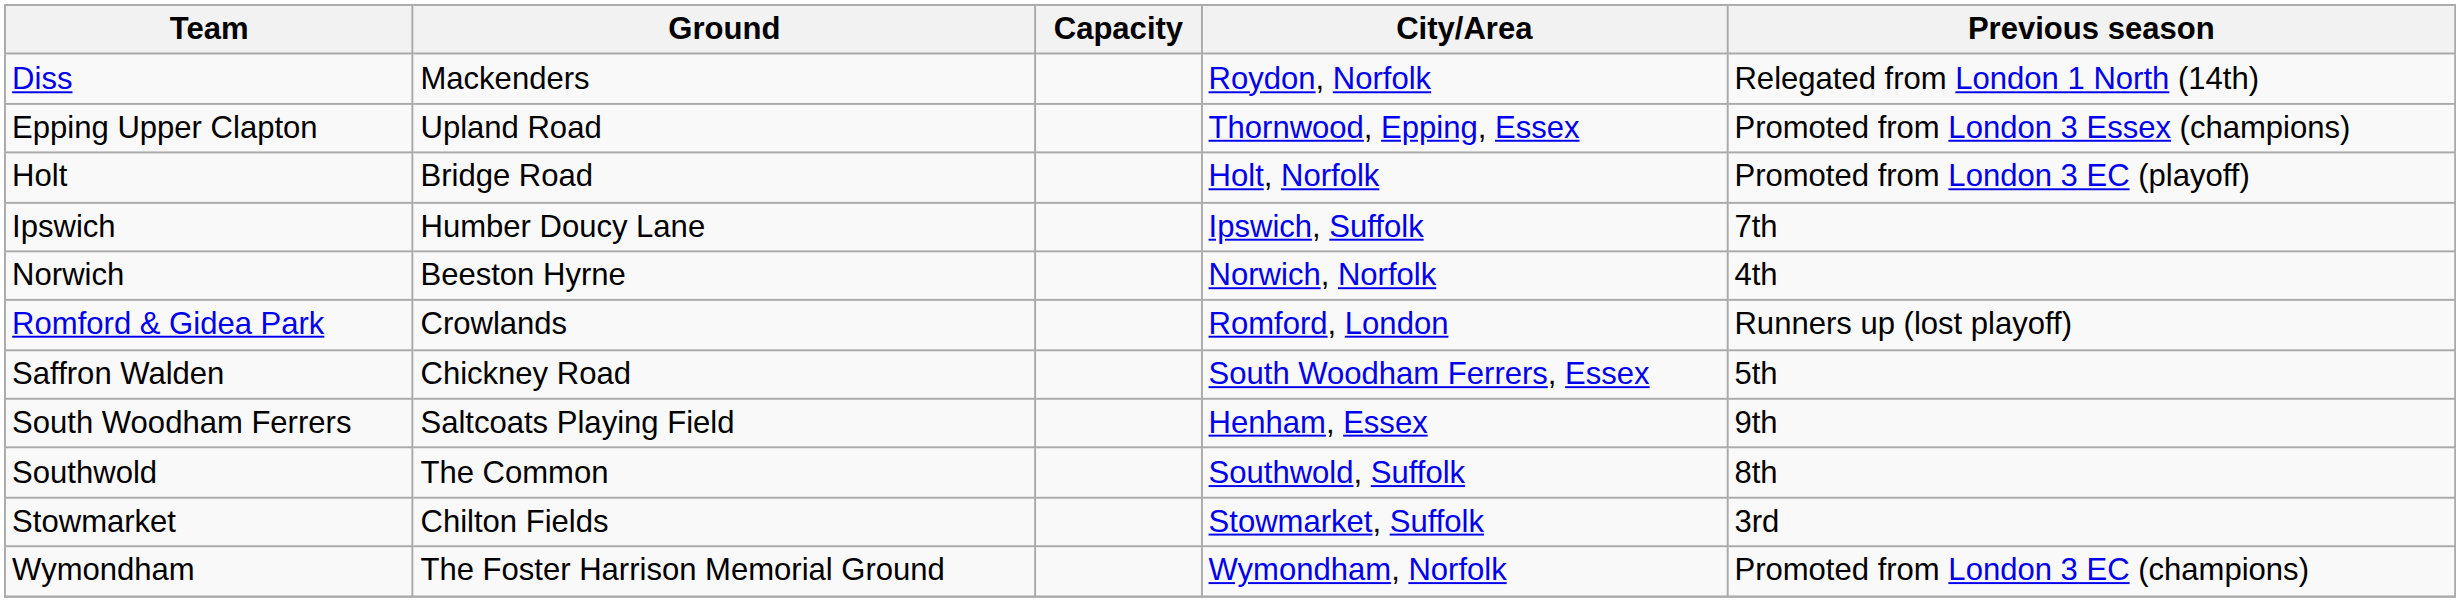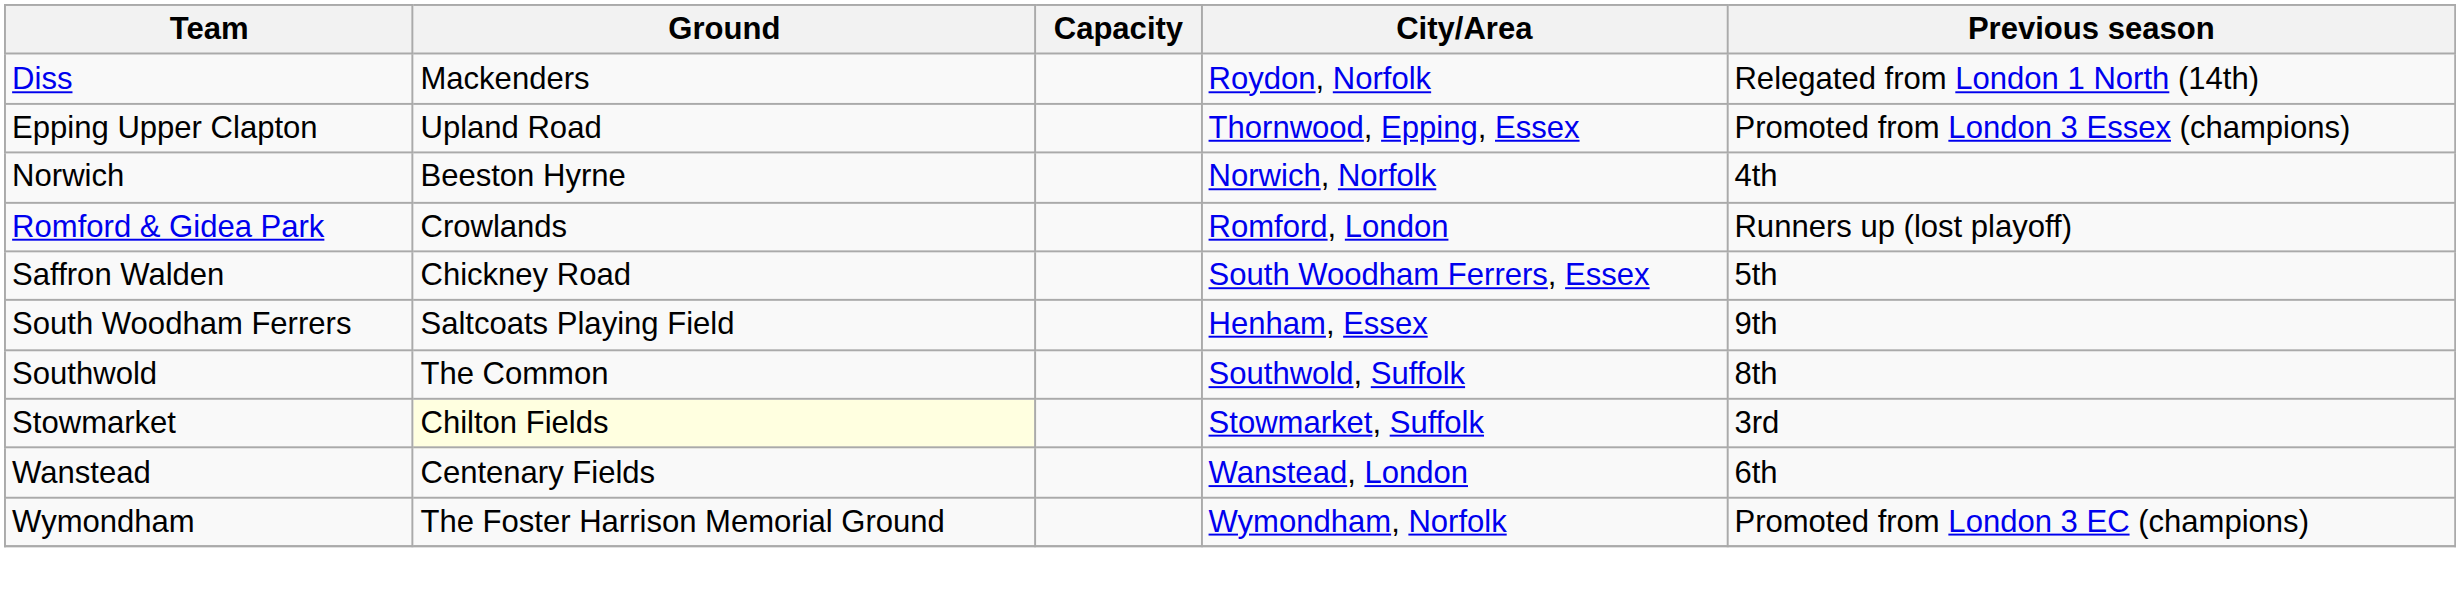- row: (40, 176)
- row: (64, 226)
(514, 521) no background -> (514, 422) lightyellow background
+ row: (81, 472)
